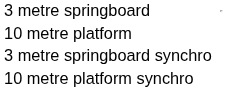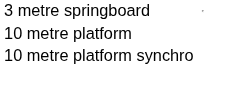- row: (108, 56)
